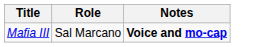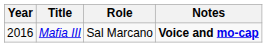+ column: (20, 13)
